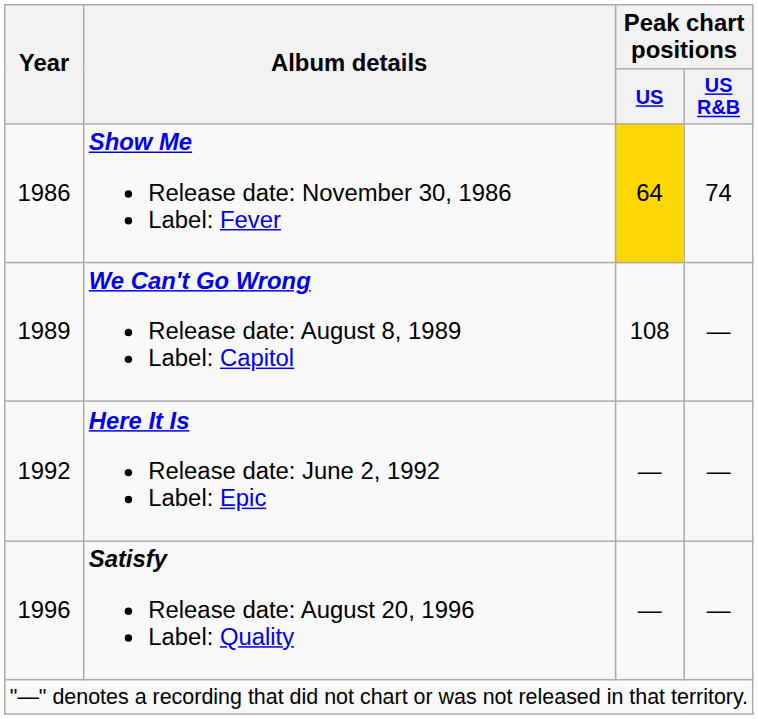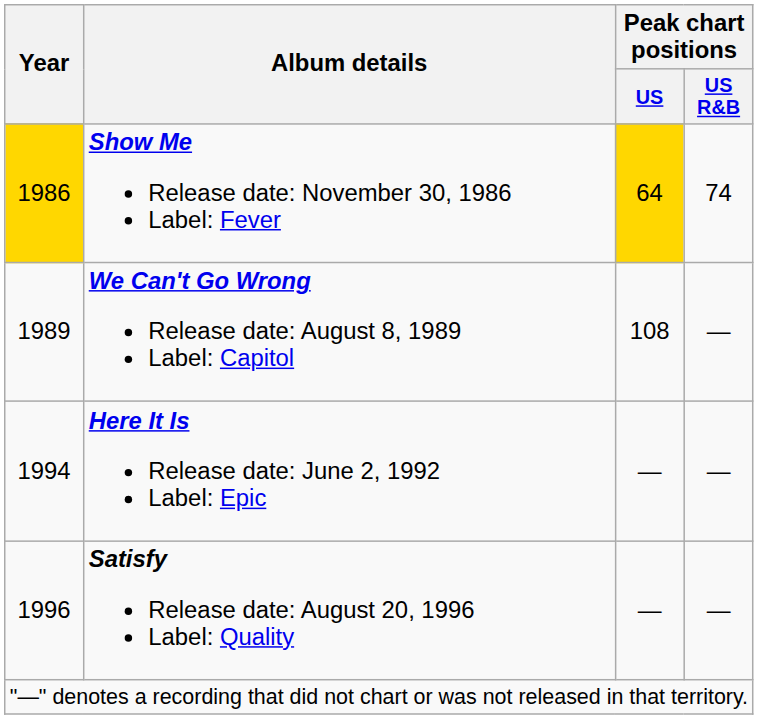(44, 192) no background -> (44, 192) gold background
(44, 471) 1992 -> (44, 471) 1994
